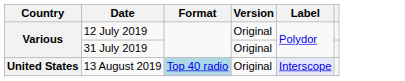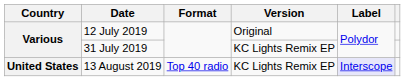(253, 48) Original -> (284, 48) KC Lights Remix EP
(198, 66) lightblue background -> (198, 66) no background
(253, 66) Original -> (284, 66) KC Lights Remix EP
